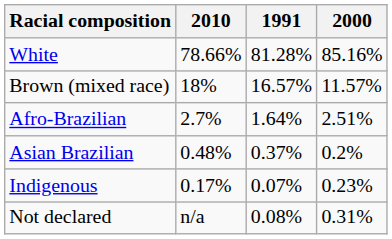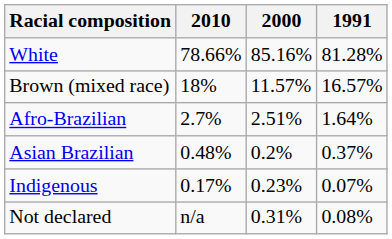columns swapped: (352, 21) <-> (281, 21)
